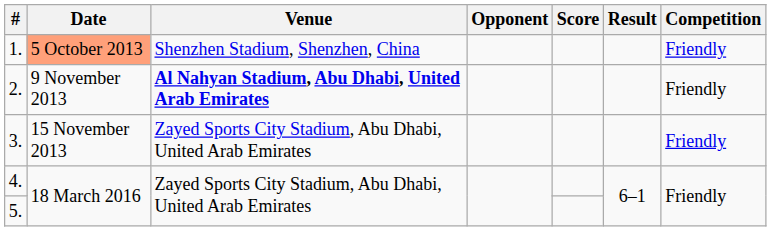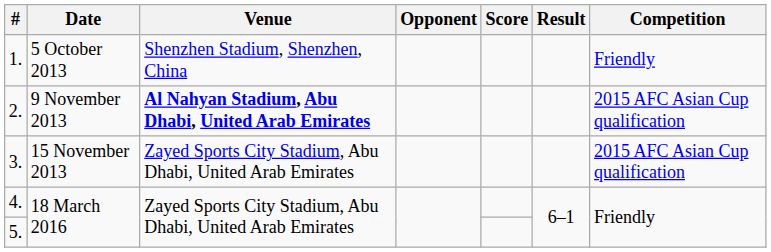(87, 49) lightsalmon background -> (66, 60) no background
(696, 89) Friendly -> (671, 110) 2015 AFC Asian Cup qualification
(696, 140) Friendly -> (671, 161) 2015 AFC Asian Cup qualification
